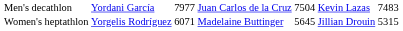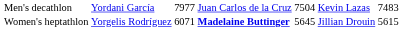(240, 22) normal -> (244, 22) bold
(388, 22) 5315 -> (388, 22) 5615
